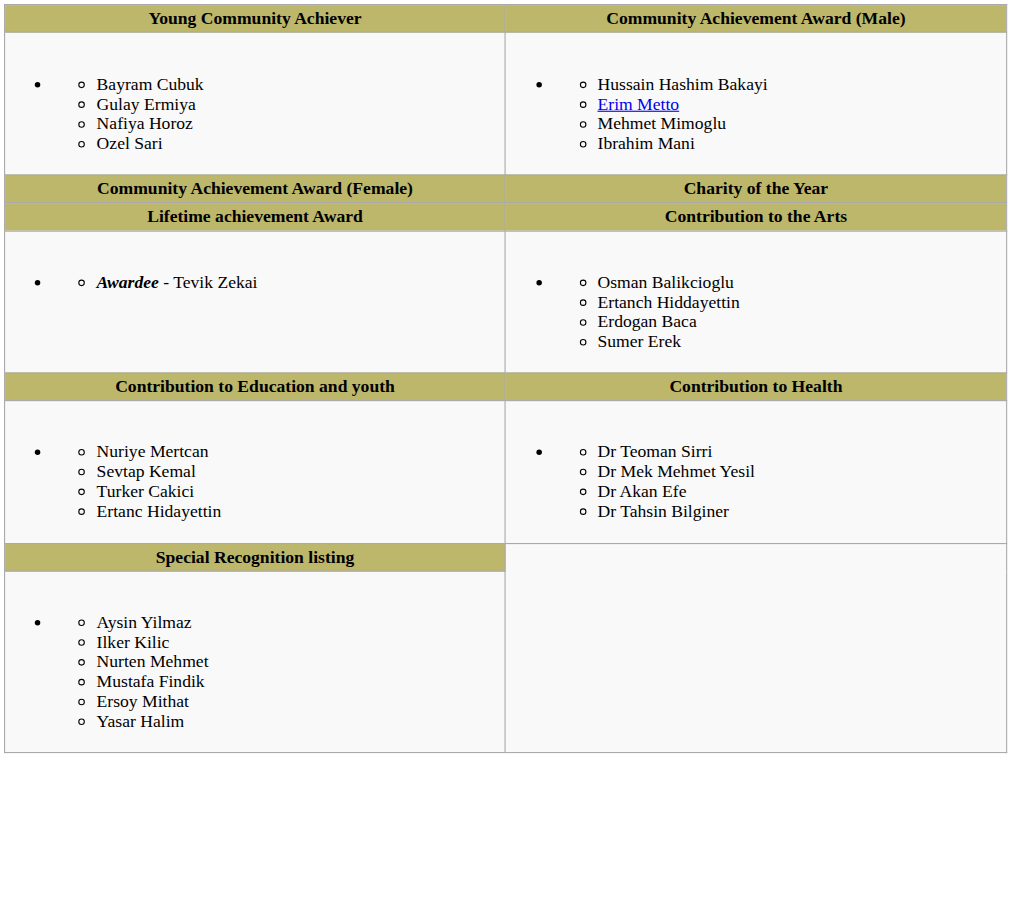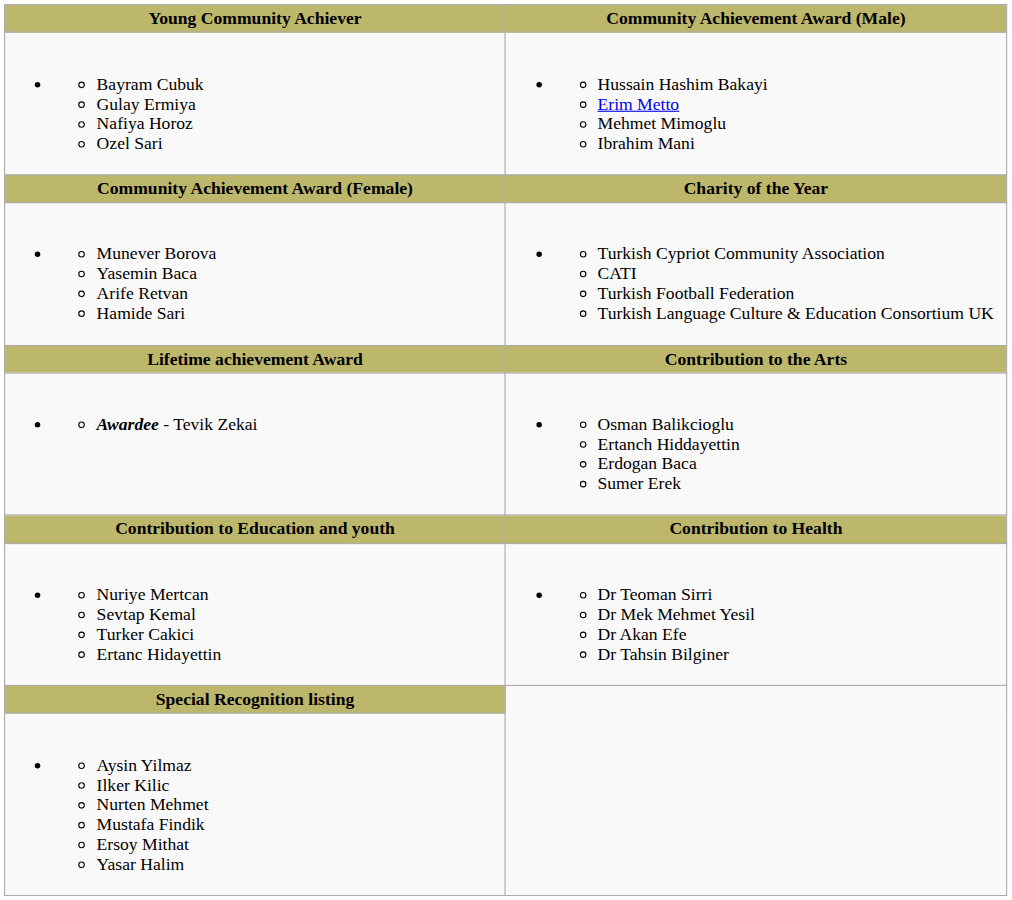+ row: (255, 284)
